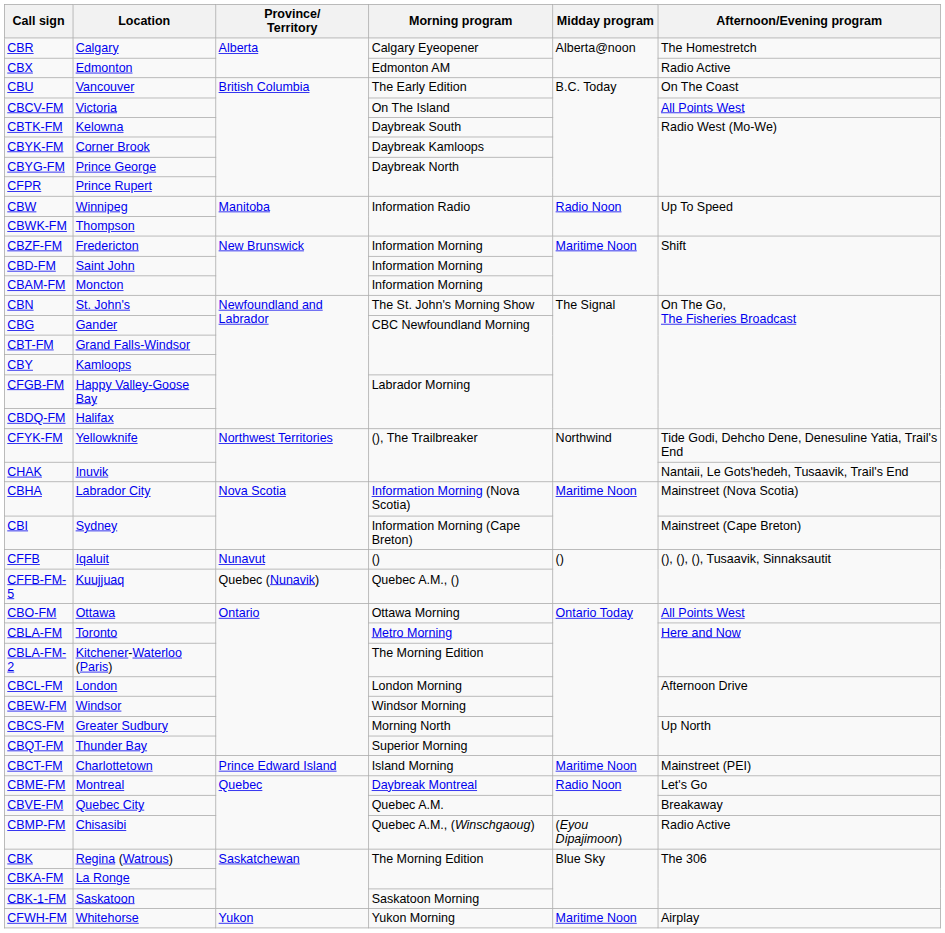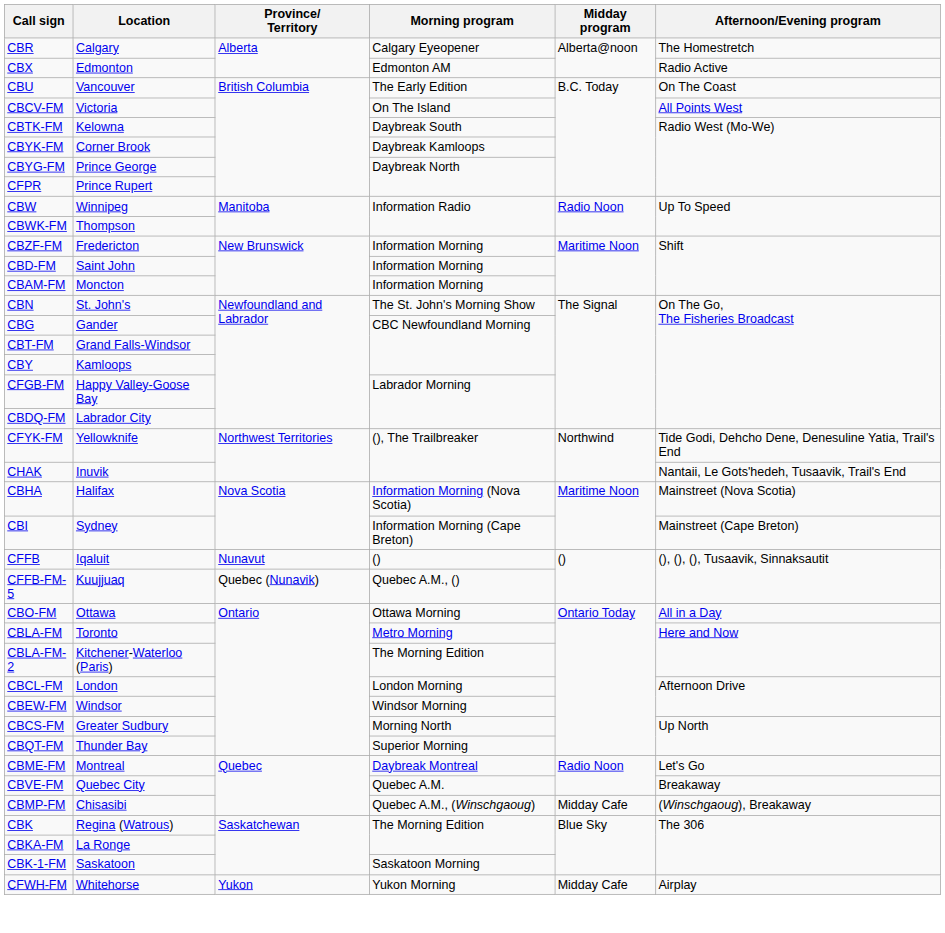(95, 418) Halifax -> (113, 418) Labrador City
(113, 491) Labrador City -> (95, 491) Halifax
(703, 613) All Points West -> (690, 613) All in a Day
- row: (35, 765)
(589, 832) (Eyou Dipajimoon) -> (593, 805) Midday Cafe
(696, 825) Radio Active -> (735, 805) (Winschgaoug), Breakaway
(596, 918) Maritime Noon -> (593, 884) Midday Cafe
